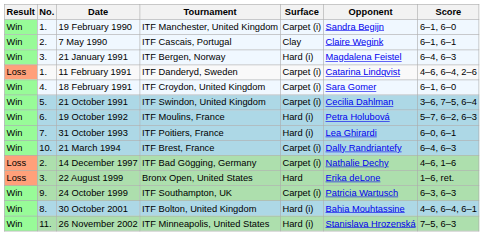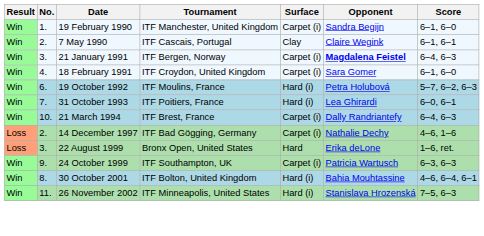(298, 56) Hard (i) -> (302, 56) Carpet (i)
(364, 56) normal -> (366, 56) bold
- row: (95, 72)
- row: (93, 102)
